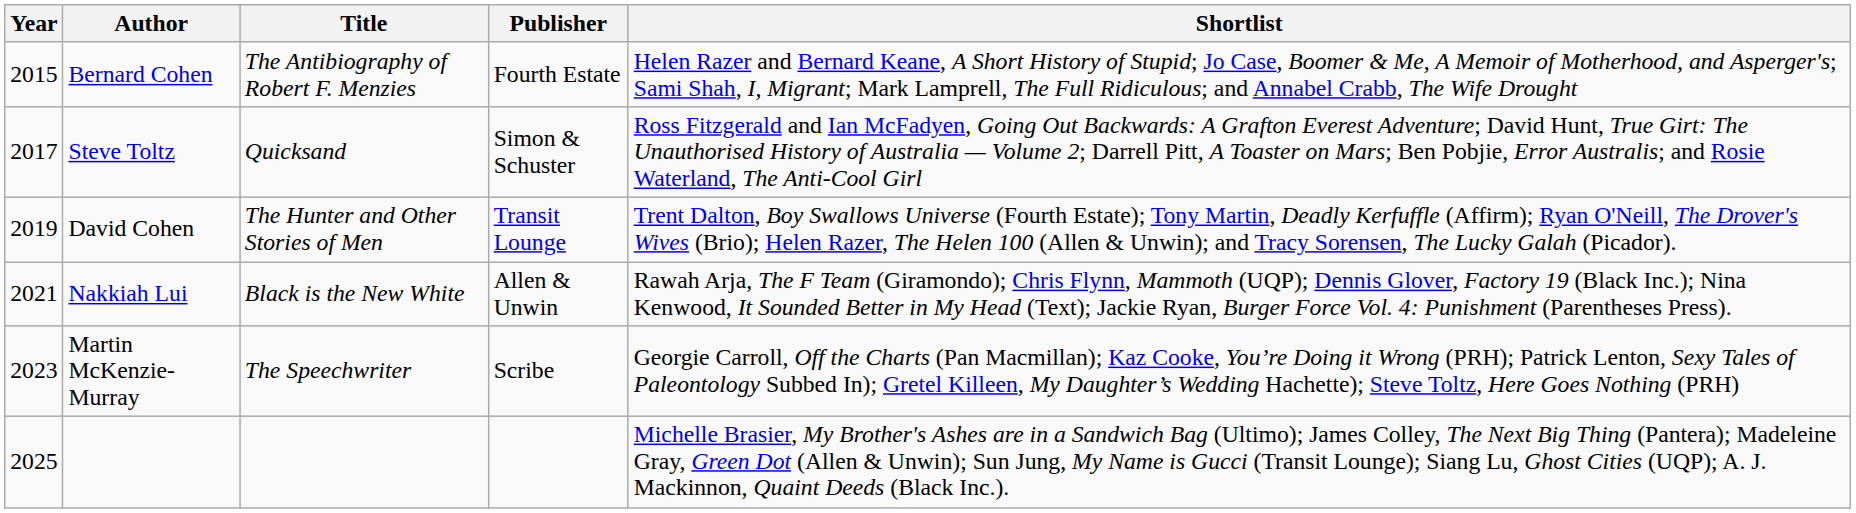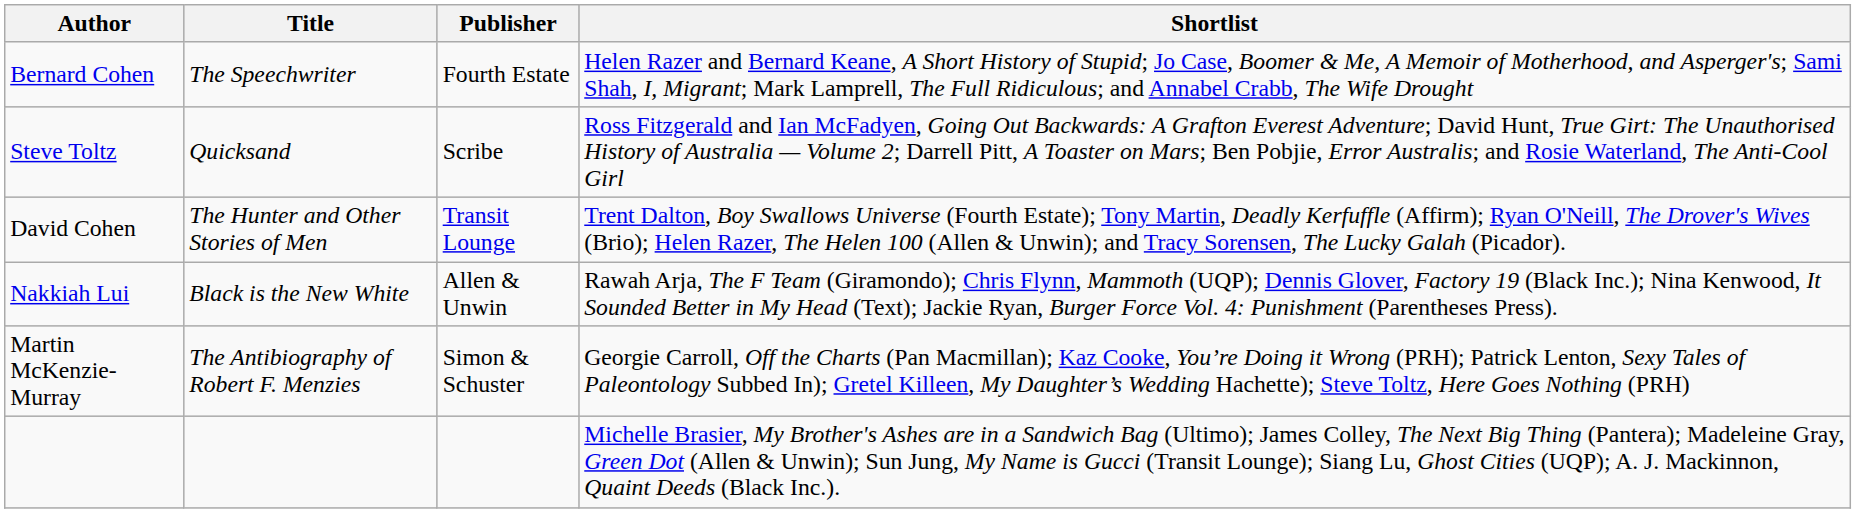- column: (34, 23)
(346, 74) The Antibiography of Robert F. Menzies -> (272, 74) The Speechwriter
(537, 151) Simon & Schuster -> (473, 151) Scribe
(328, 370) The Speechwriter -> (290, 370) The Antibiography of Robert F. Menzies
(524, 370) Scribe -> (486, 370) Simon & Schuster
